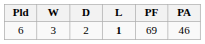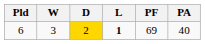(86, 30) no background -> (86, 30) gold background
(184, 30) 46 -> (184, 30) 40
